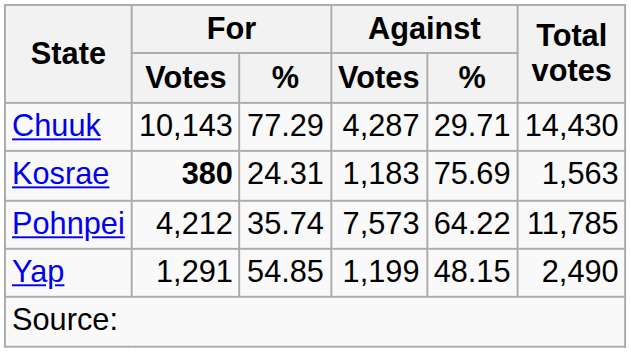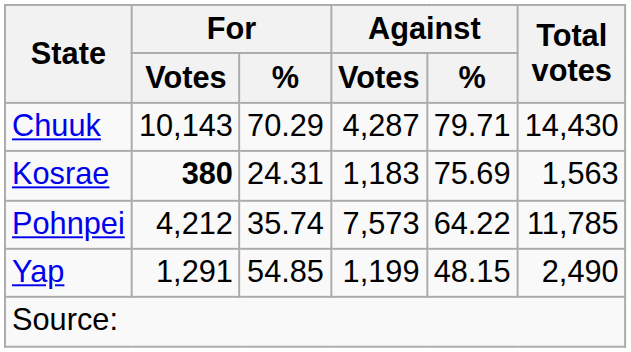(286, 126) 77.29 -> (286, 126) 70.29
(472, 126) 29.71 -> (472, 126) 79.71
